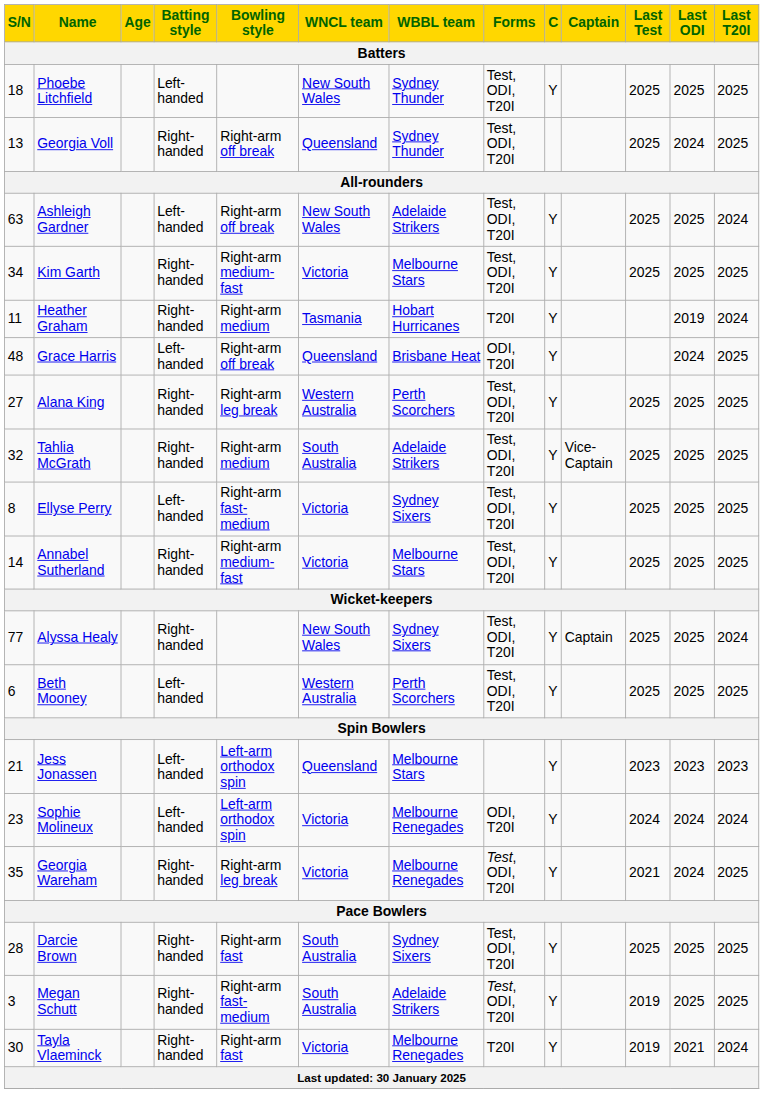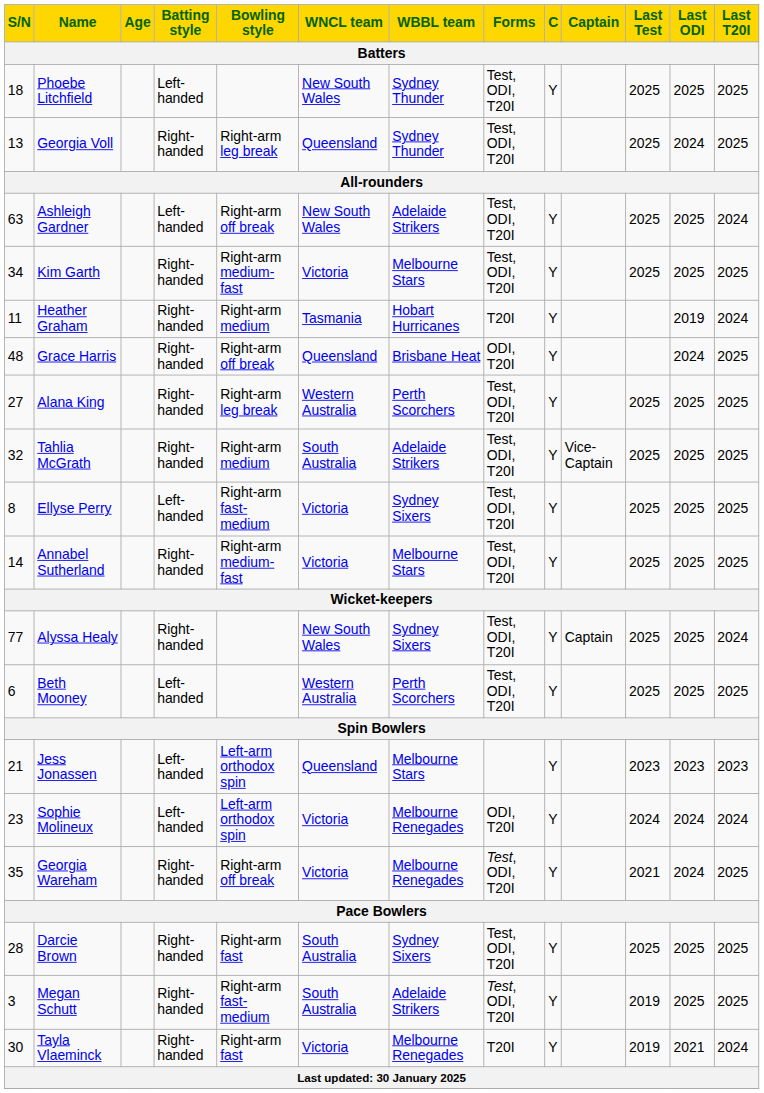(251, 144) Right-arm off break -> (251, 144) Right-arm leg break
(180, 356) Left-handed -> (180, 356) Right-handed
(251, 873) Right-arm leg break -> (251, 873) Right-arm off break
